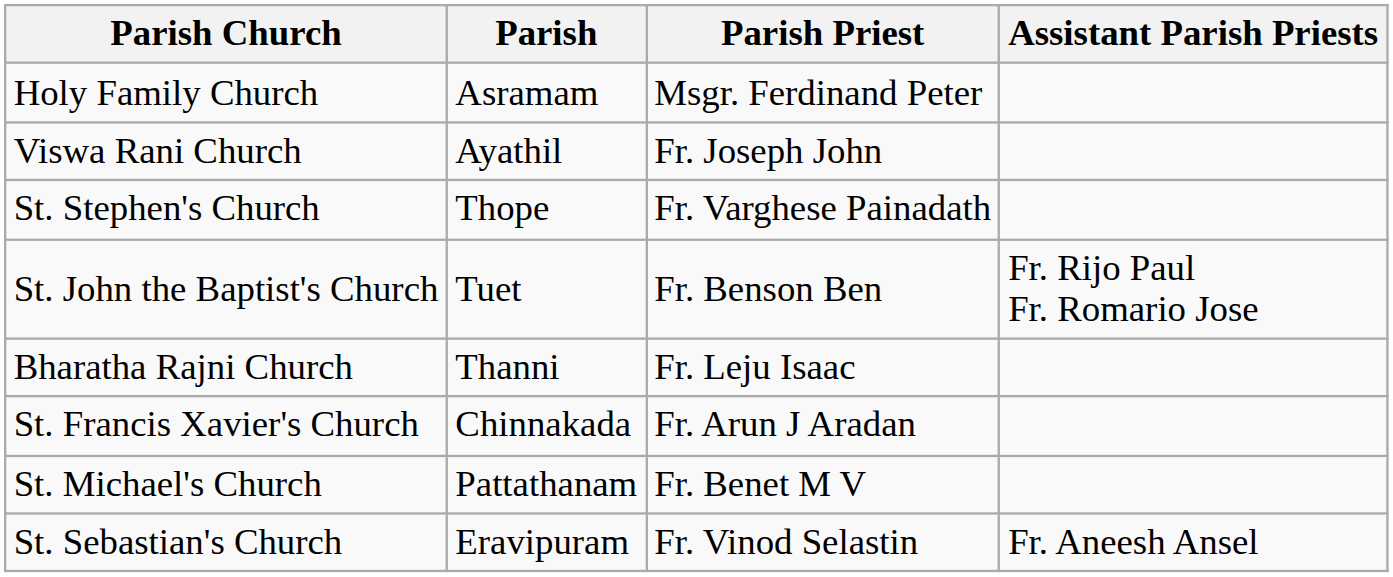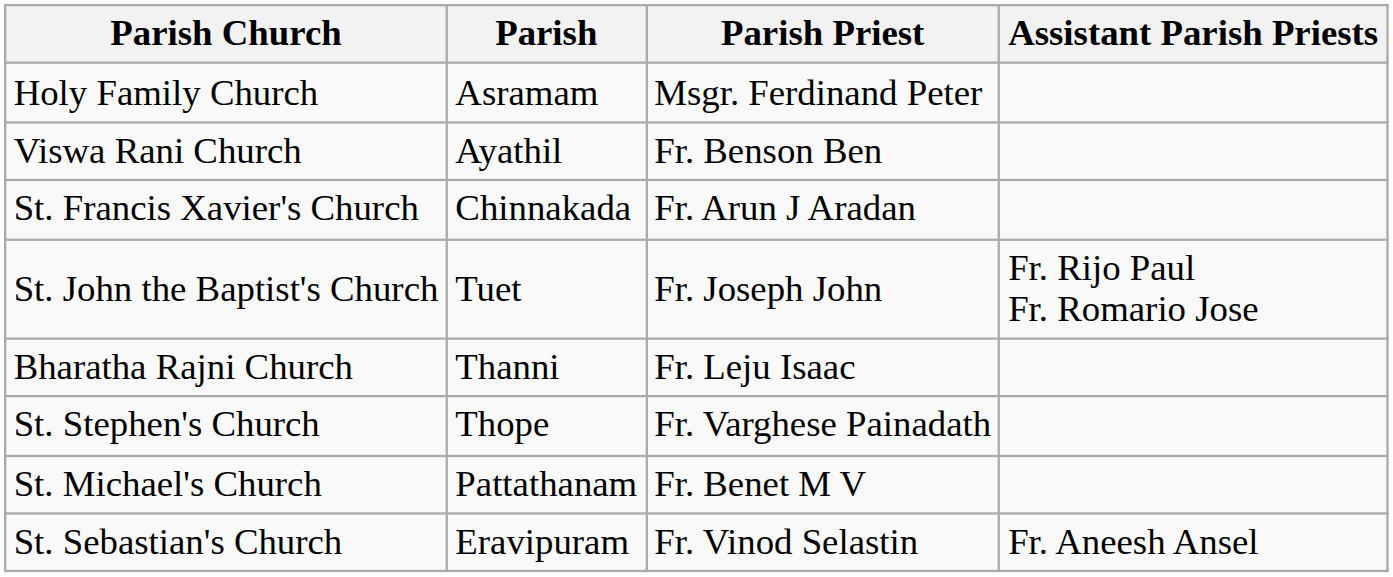(768, 150) Fr. Joseph John -> (768, 150) Fr. Benson Ben
rows swapped: (216, 425) <-> (167, 208)
(768, 287) Fr. Benson Ben -> (768, 287) Fr. Joseph John
